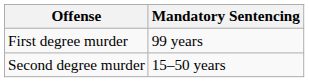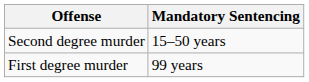rows swapped: (76, 64) <-> (68, 40)
